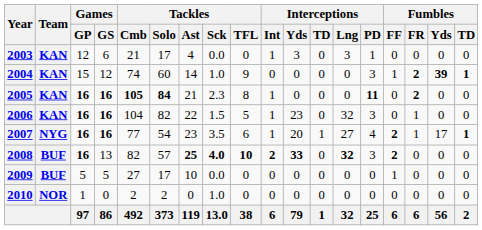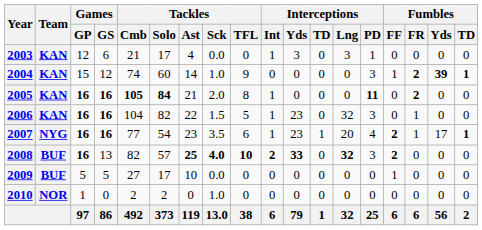(217, 94) 2.3 -> (217, 94) 2.0
(297, 134) 20 -> (297, 134) 23
(347, 134) 27 -> (347, 134) 20
